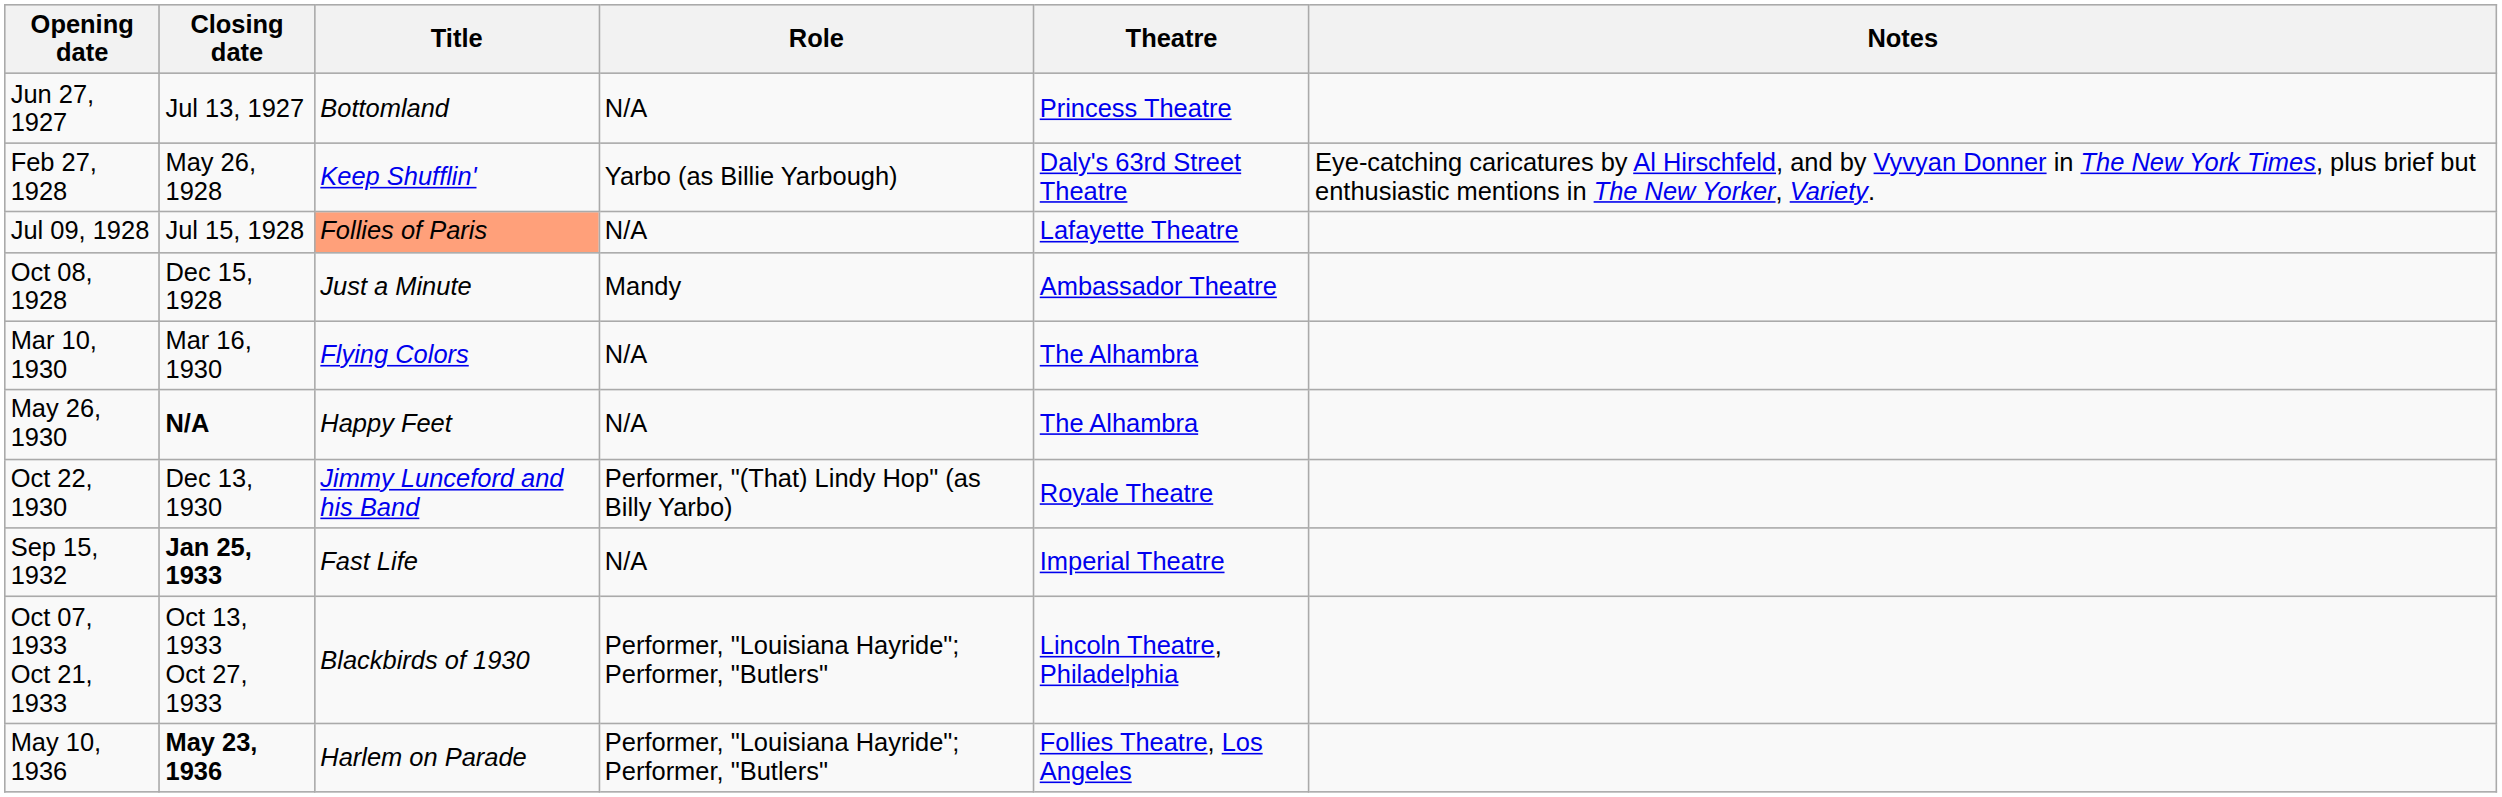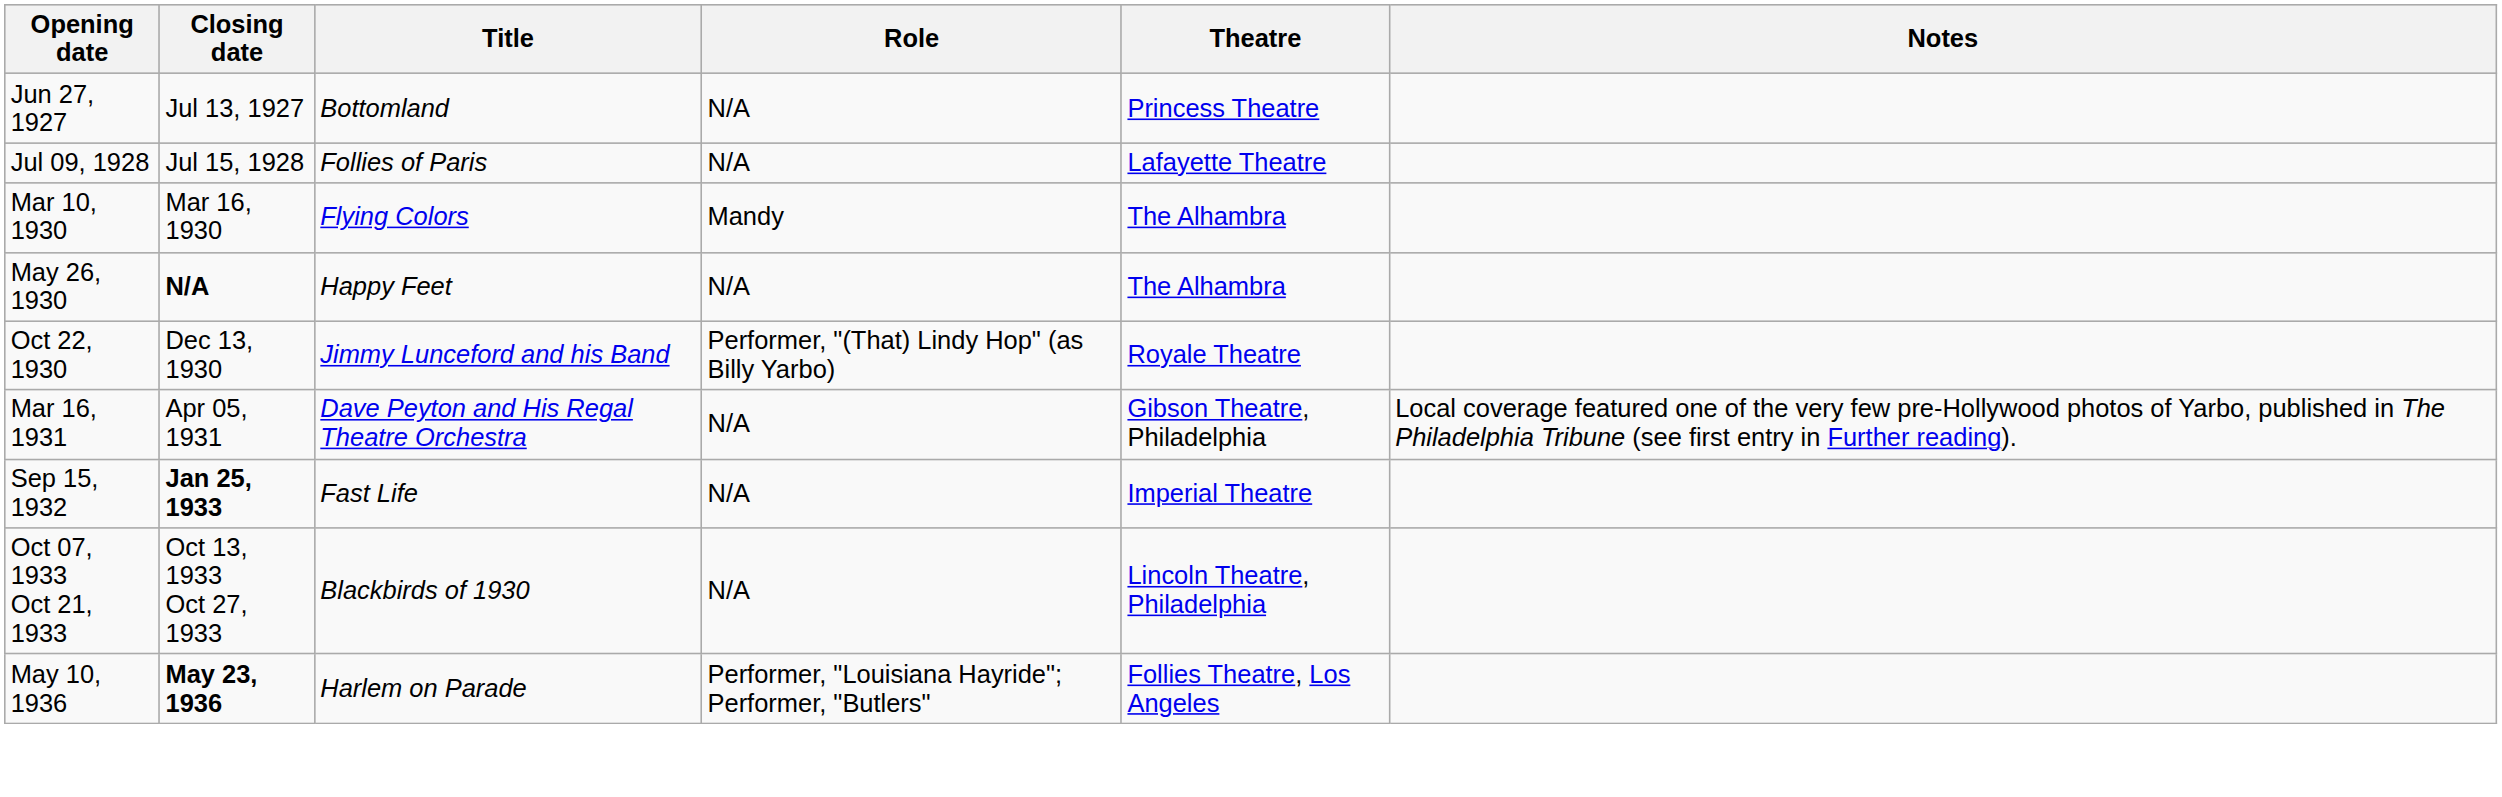- row: (54, 176)
(404, 231) lightsalmon background -> (404, 162) no background
- row: (52, 286)
(626, 355) N/A -> (746, 217) Mandy
+ row: (54, 424)
(782, 659) Performer, "Louisiana Hayride"; Performer, "Butlers" -> (729, 590) N/A
